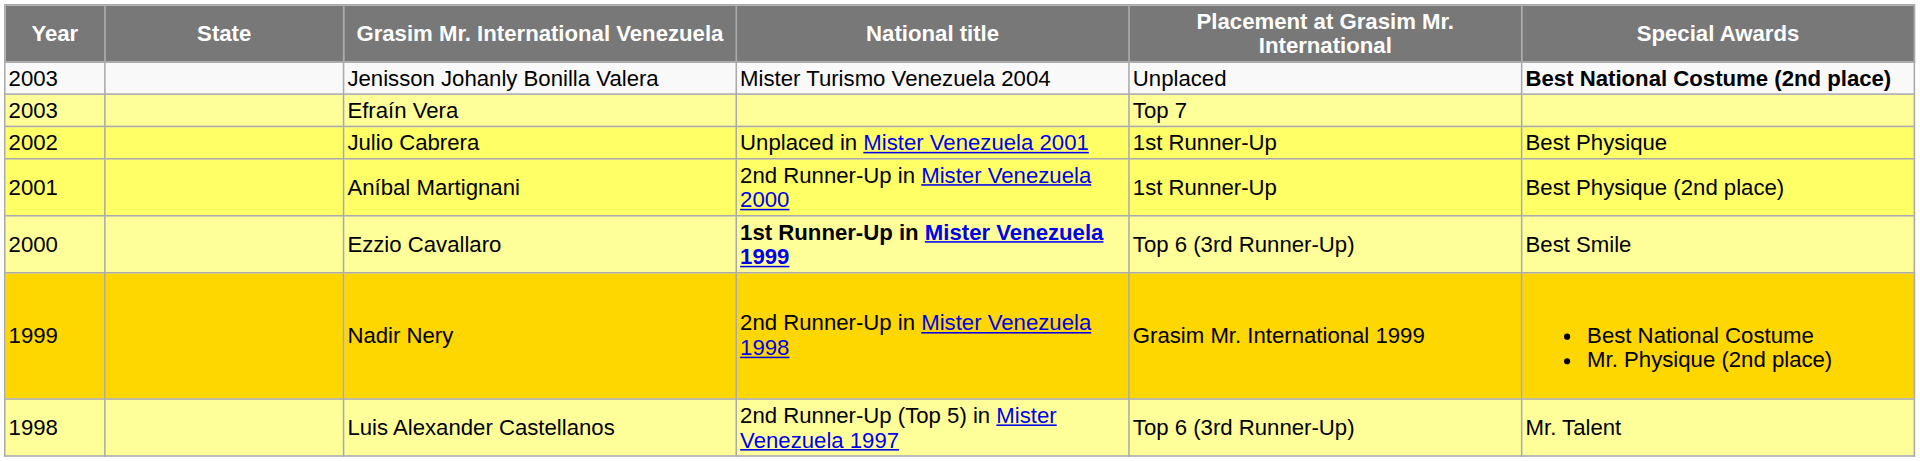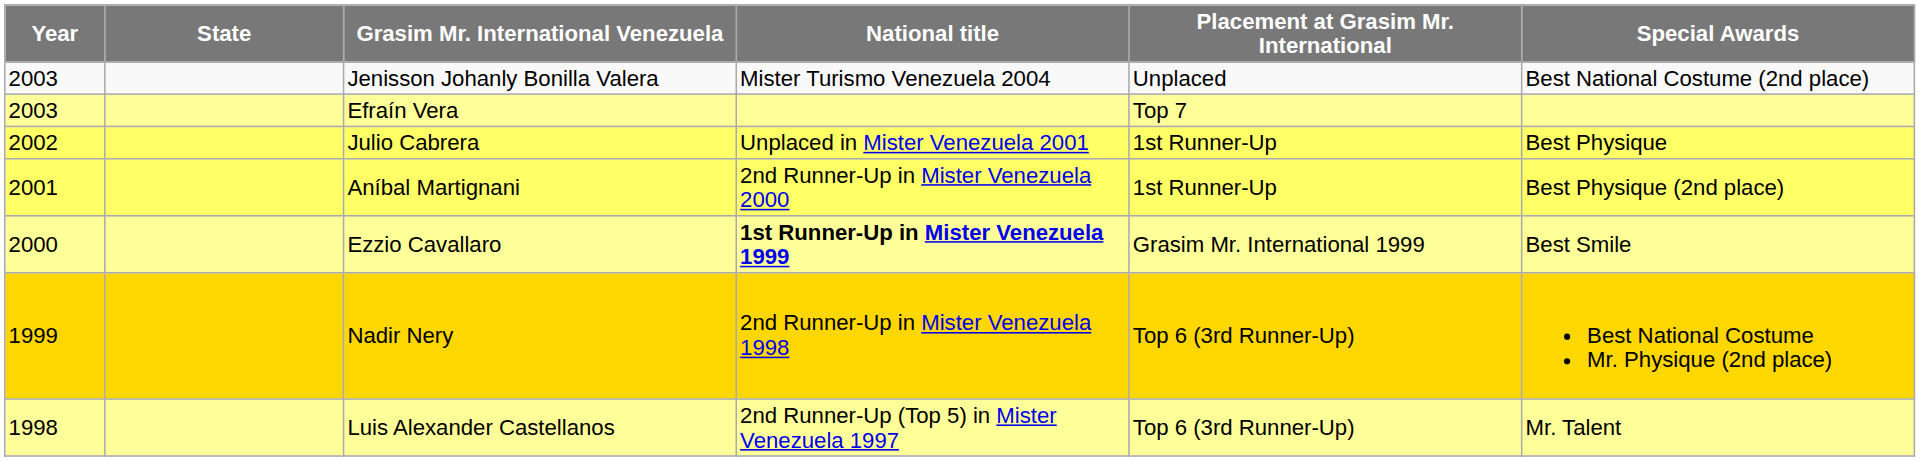(1708, 78) bold -> (1697, 78) normal
(1244, 244) Top 6 (3rd Runner-Up) -> (1279, 244) Grasim Mr. International 1999
(1279, 336) Grasim Mr. International 1999 -> (1244, 336) Top 6 (3rd Runner-Up)
